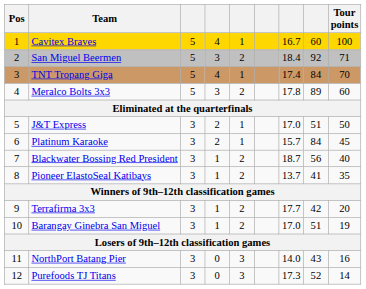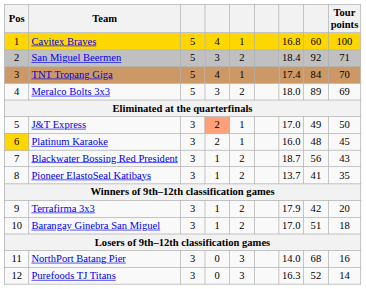(291, 41) 16.7 -> (291, 41) 16.8
(291, 91) 17.8 -> (291, 91) 18.0
(344, 91) 60 -> (344, 91) 69
(217, 125) no background -> (217, 125) lightsalmon background
(316, 125) 51 -> (316, 125) 49
(17, 141) no background -> (17, 141) gold background
(291, 141) 15.7 -> (291, 141) 16.0
(316, 141) 84 -> (316, 141) 48
(344, 158) 40 -> (344, 158) 43
(291, 208) 17.7 -> (291, 208) 17.9
(344, 225) 19 -> (344, 225) 18
(316, 259) 43 -> (316, 259) 68
(291, 275) 17.3 -> (291, 275) 16.3
